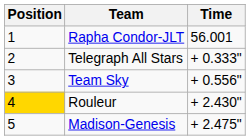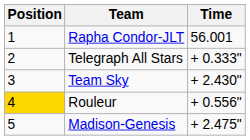(216, 80) + 0.556" -> (216, 80) + 2.430"
(216, 102) + 2.430" -> (216, 102) + 0.556"
